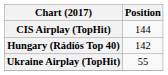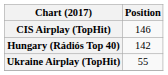(143, 29) 144 -> (143, 29) 146
